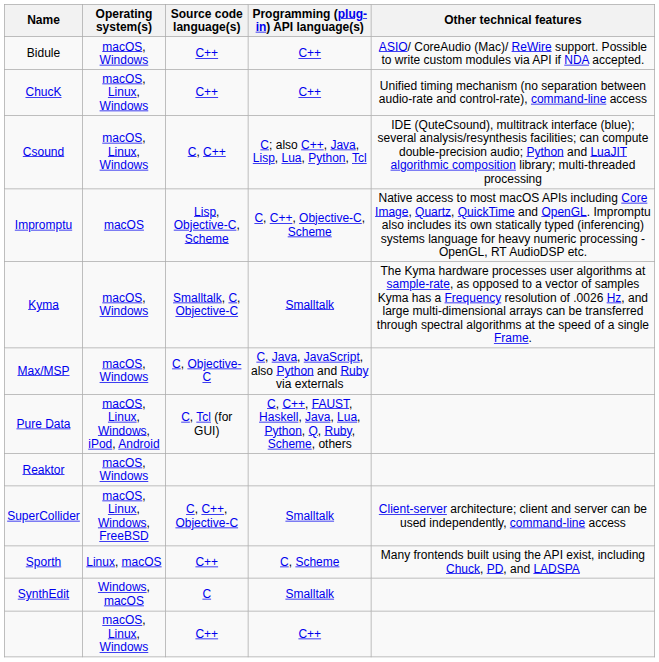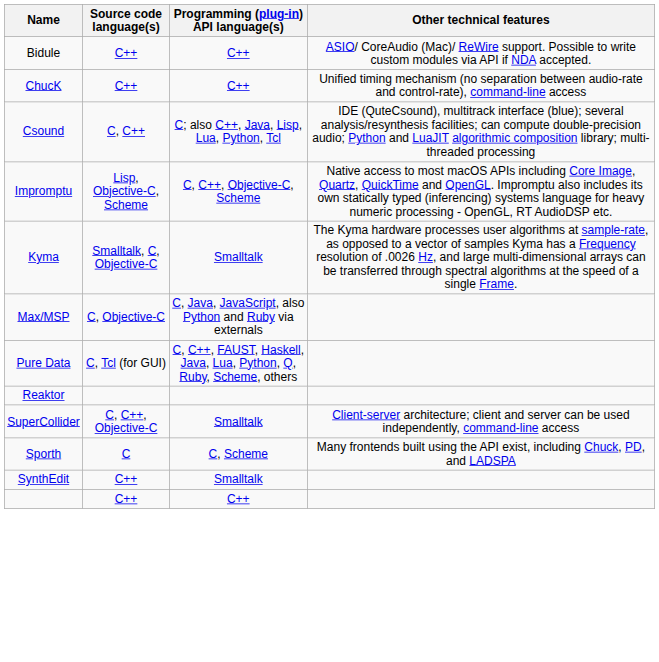- column: (124, 20)
(207, 562) C++ -> (126, 454) C
(207, 594) C -> (126, 479) C++
